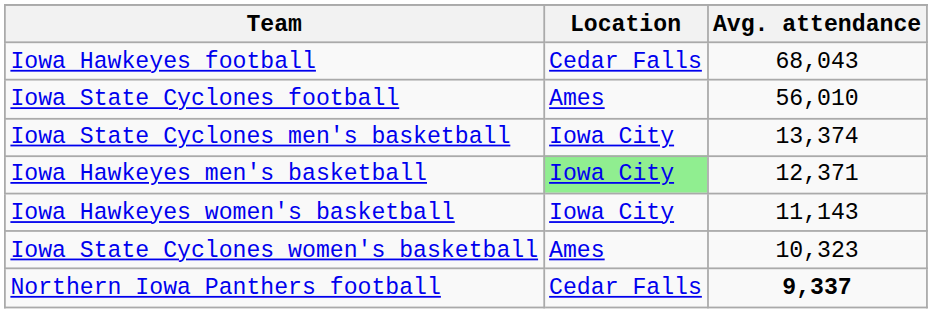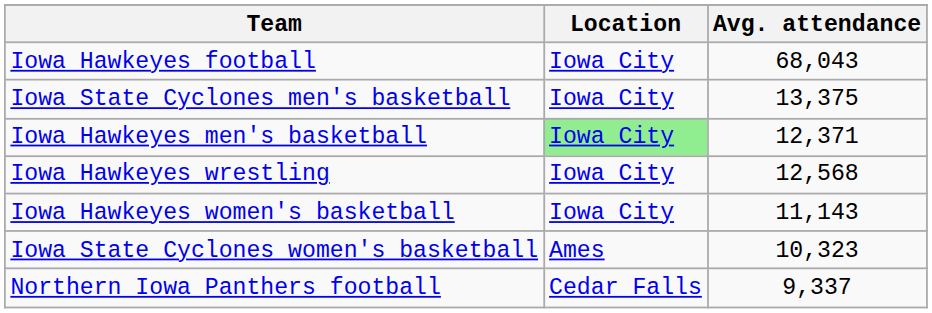(625, 61) Cedar Falls -> (612, 61) Iowa City
- row: (205, 99)
(817, 137) 13,374 -> (817, 99) 13,375
+ row: (170, 175)
(817, 288) bold -> (817, 288) normal
